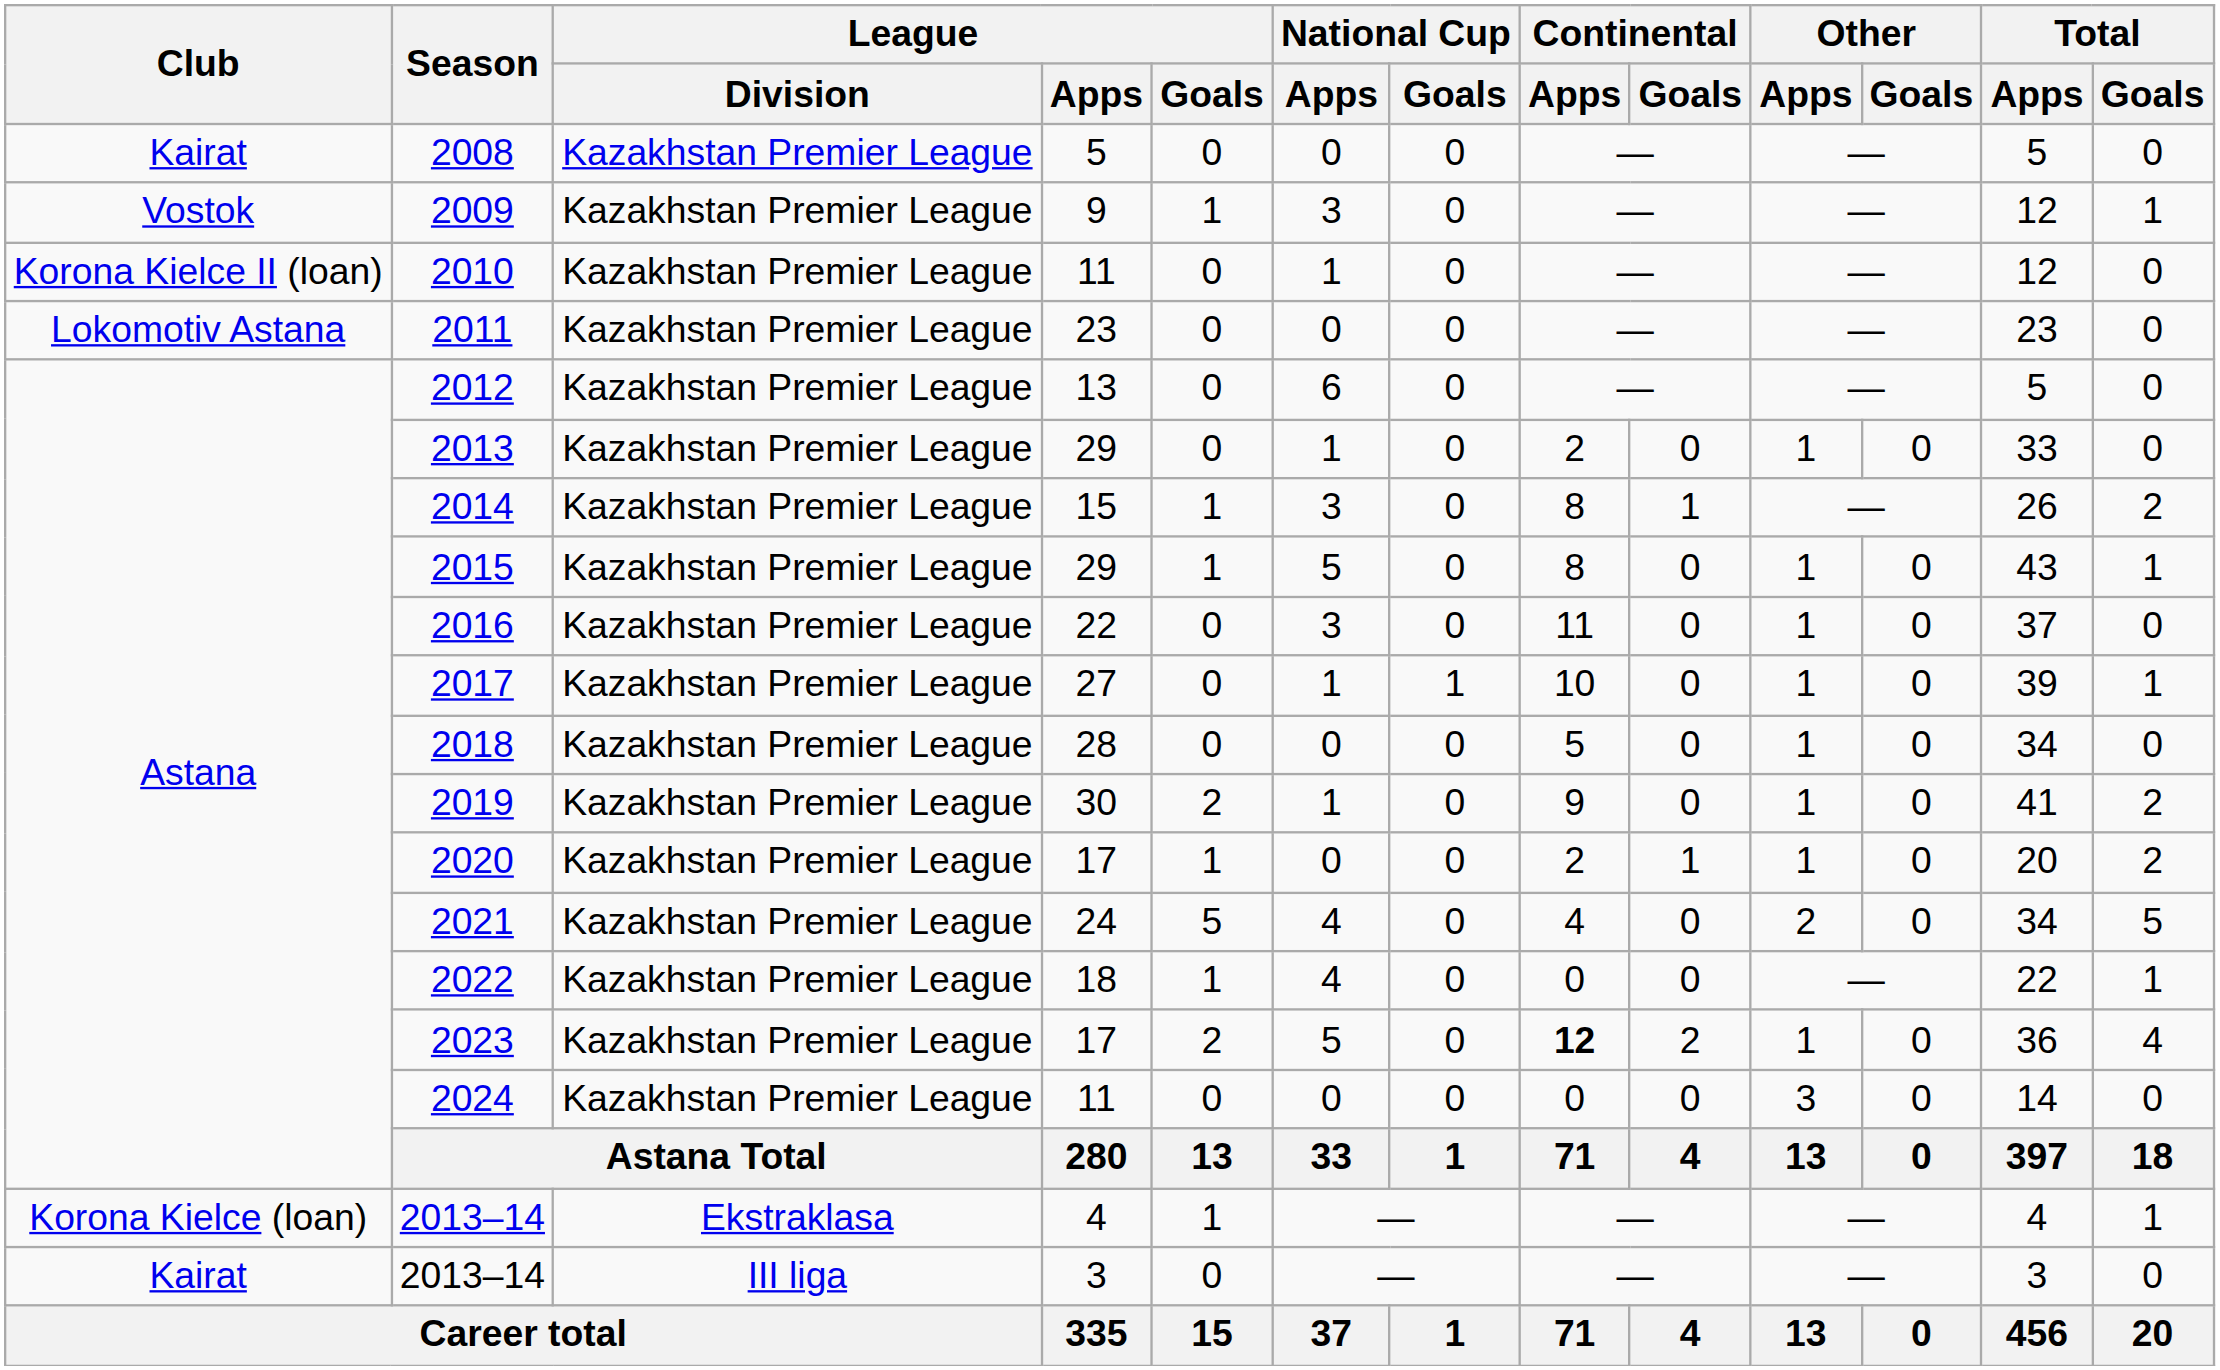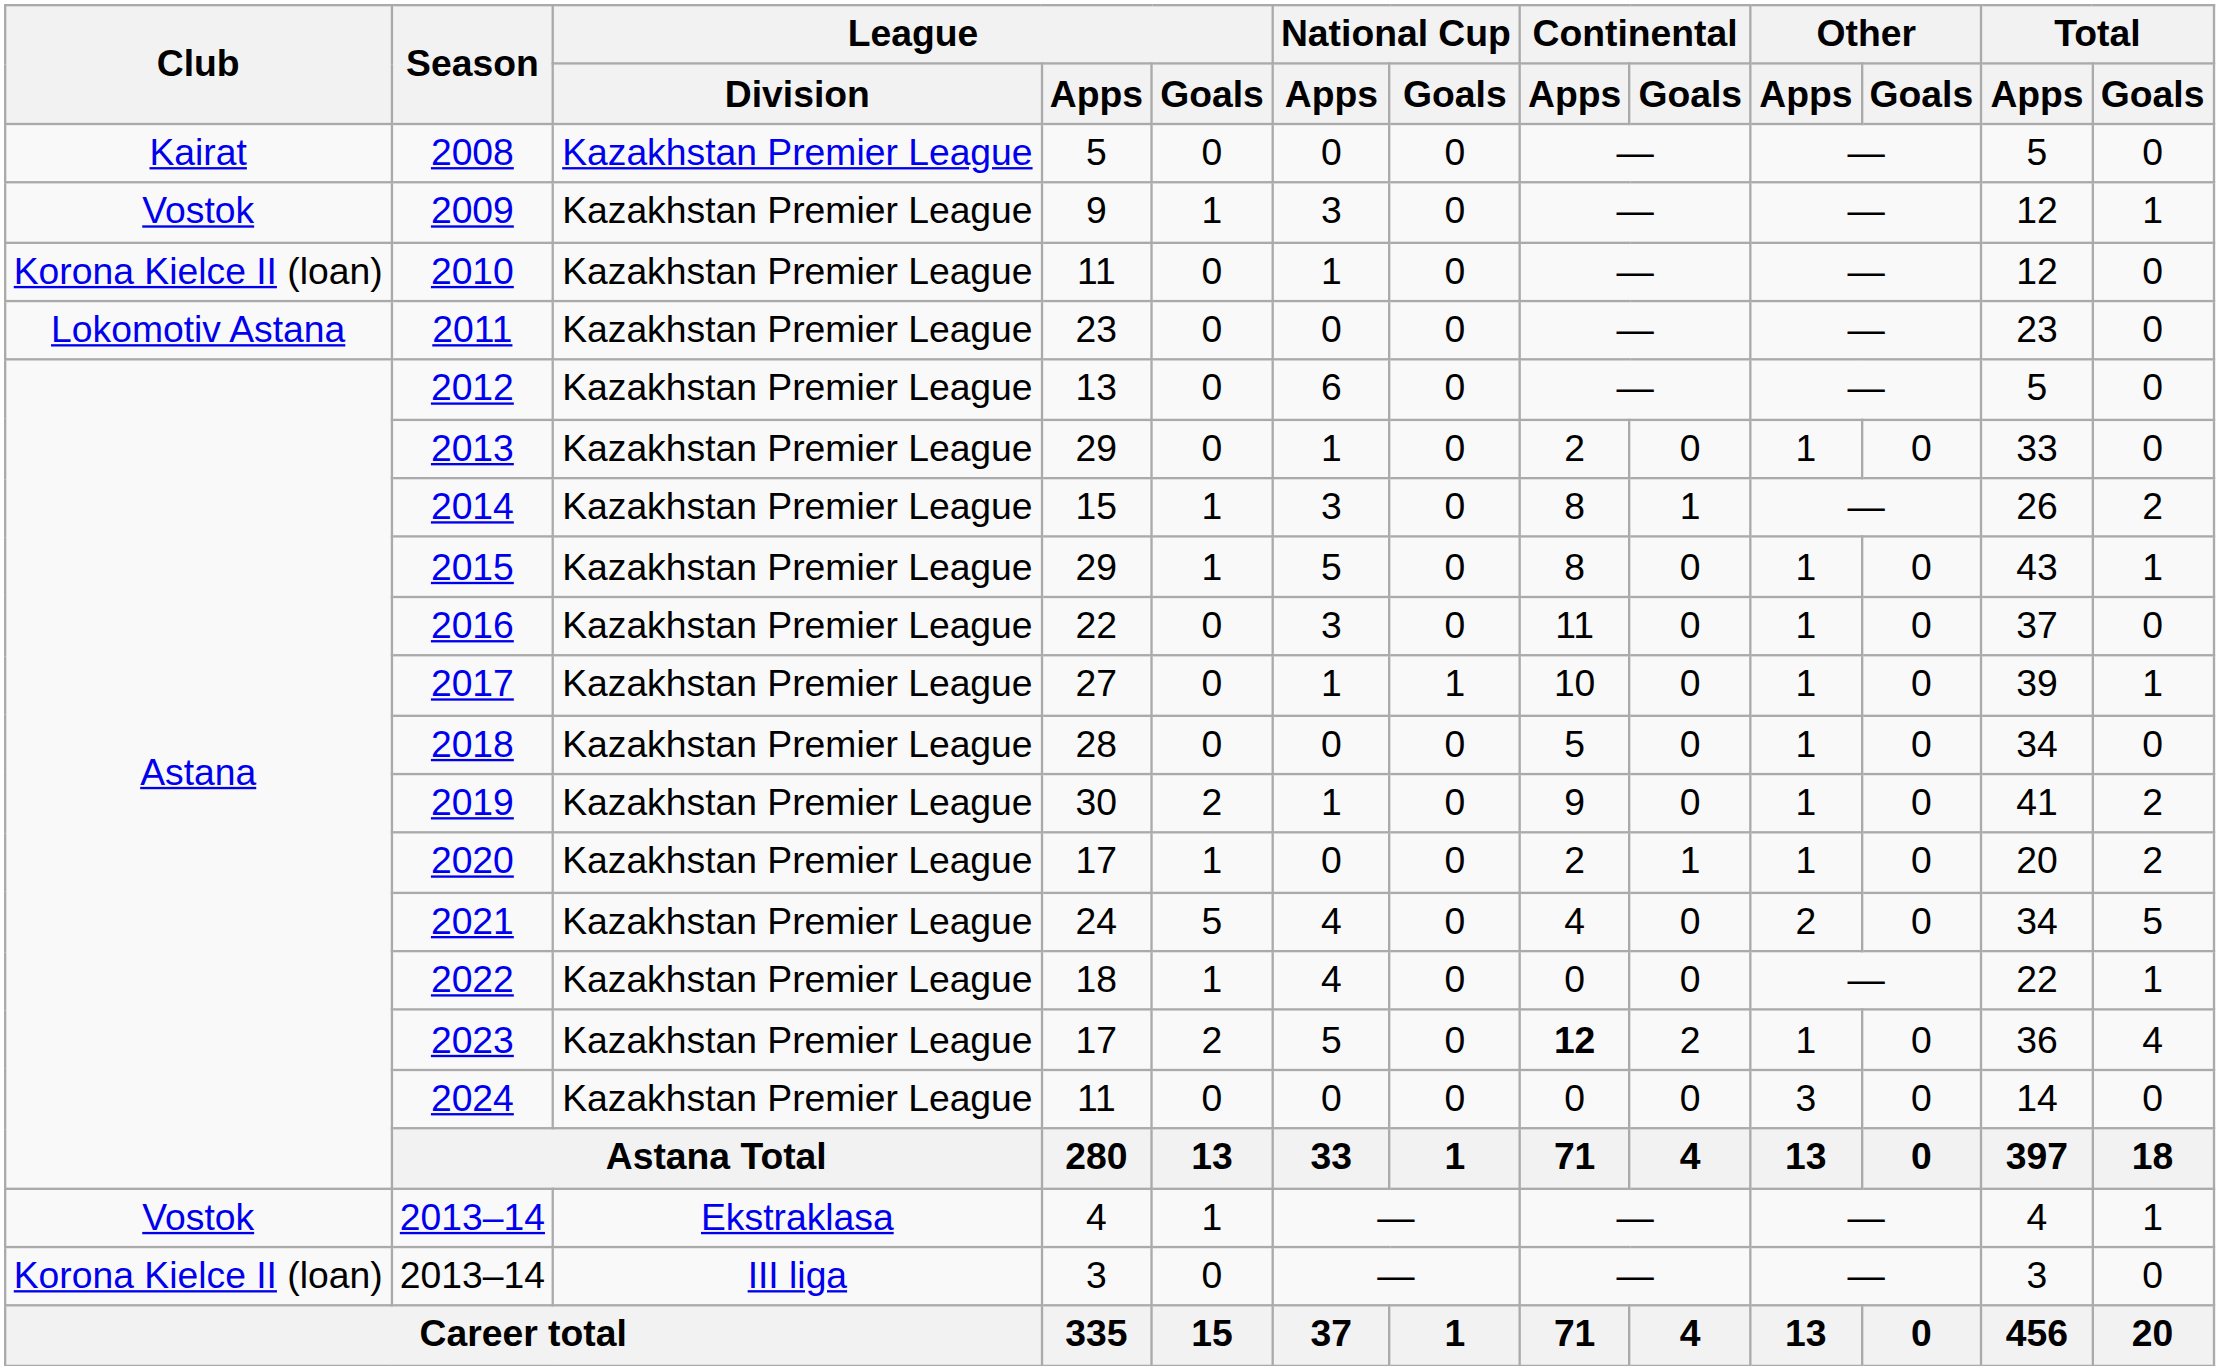(198, 1216) Korona Kielce (loan) -> (198, 1216) Vostok
(198, 1275) Kairat -> (198, 1275) Korona Kielce II (loan)
